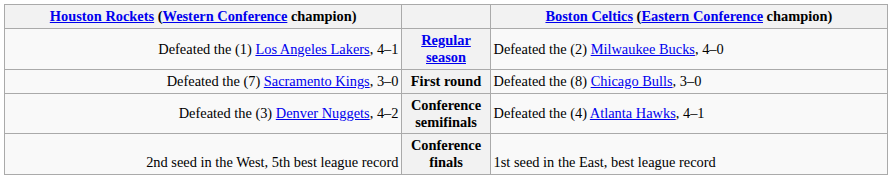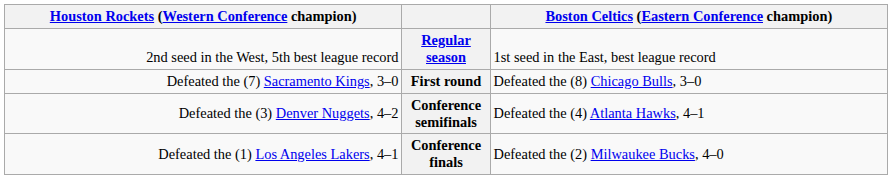(278, 49) Defeated the (1) Los Angeles Lakers, 4–1 -> (272, 57) 2nd seed in the West, 5th best league record
(609, 49) Defeated the (2) Milwaukee Bucks, 4–0 -> (605, 57) 1st seed in the East, best league record
(272, 162) 2nd seed in the West, 5th best league record -> (278, 154) Defeated the (1) Los Angeles Lakers, 4–1
(605, 162) 1st seed in the East, best league record -> (609, 154) Defeated the (2) Milwaukee Bucks, 4–0
